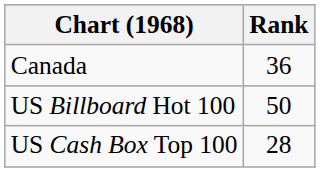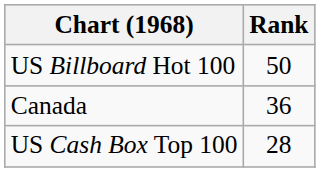rows swapped: (49, 65) <-> (123, 105)
